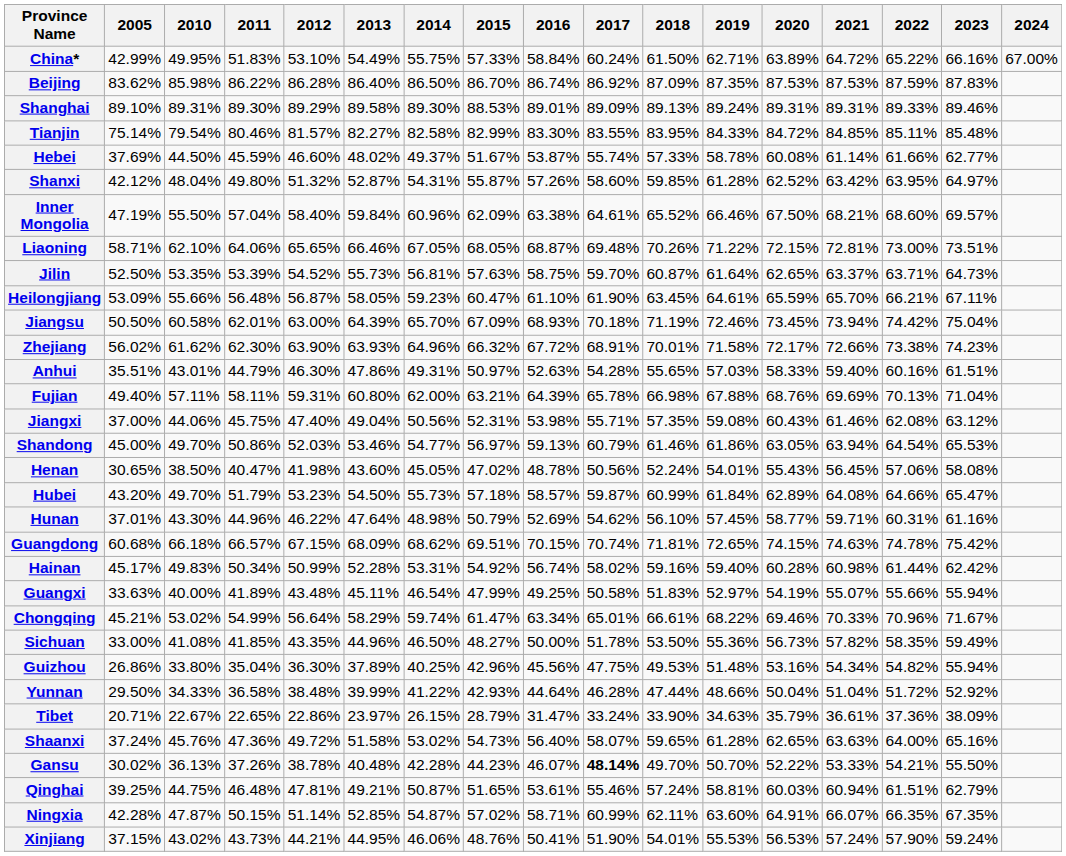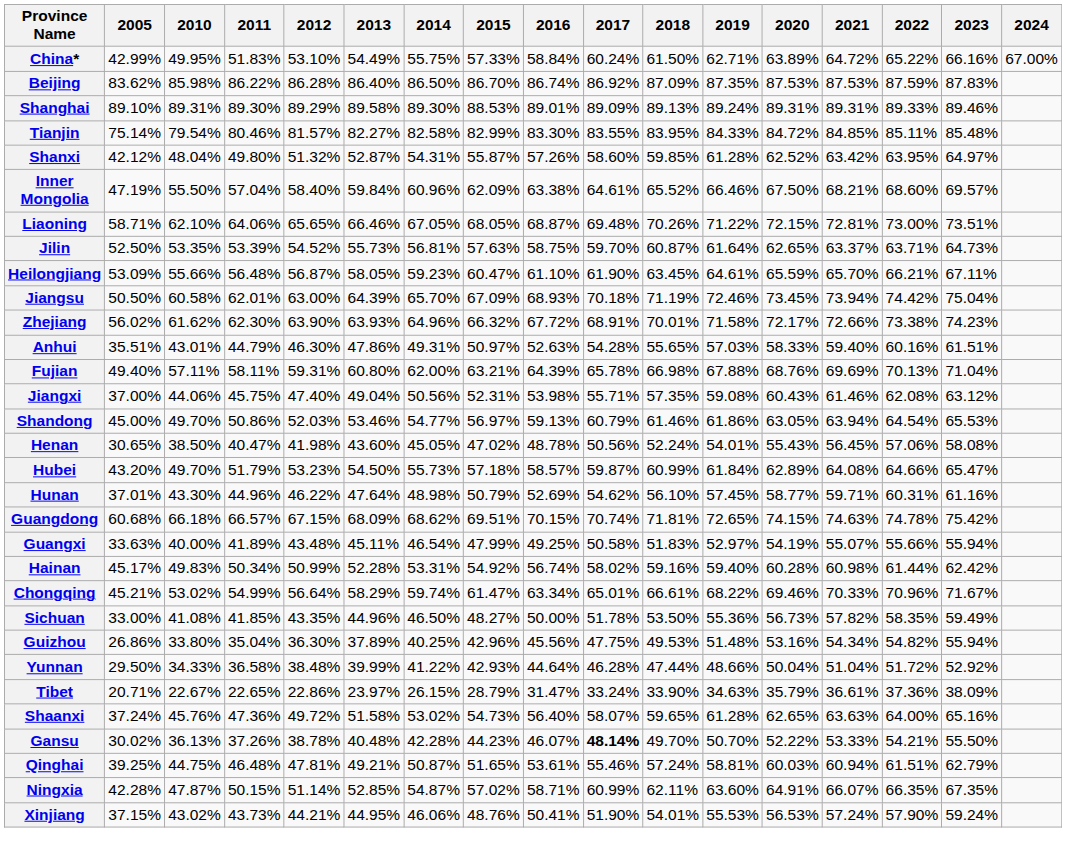- row: (55, 157)
rows swapped: (55, 593) <-> (55, 568)
